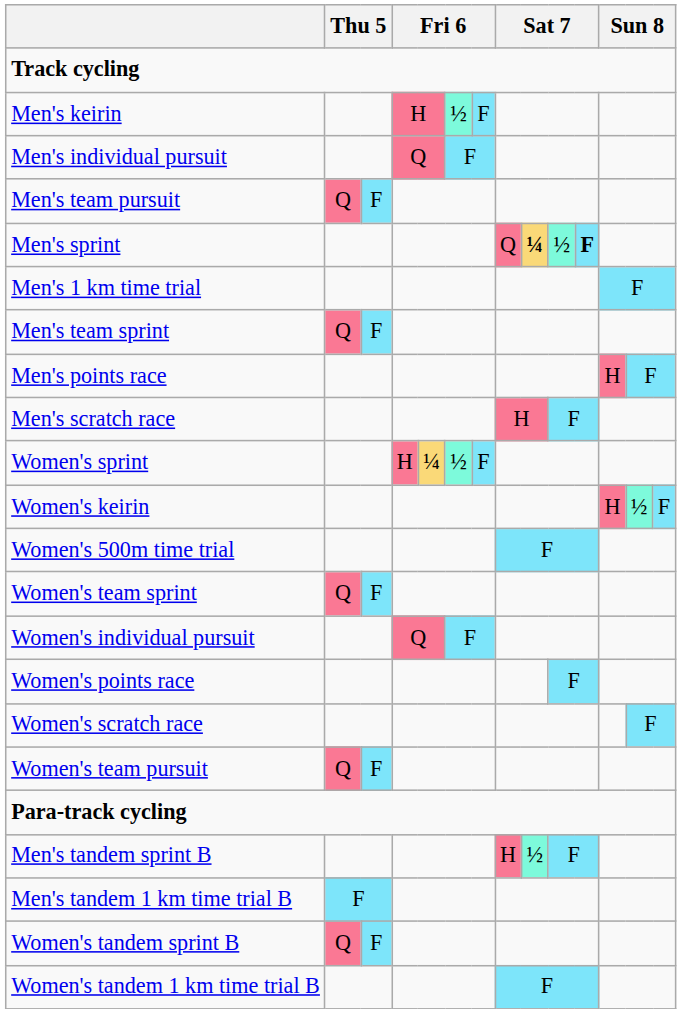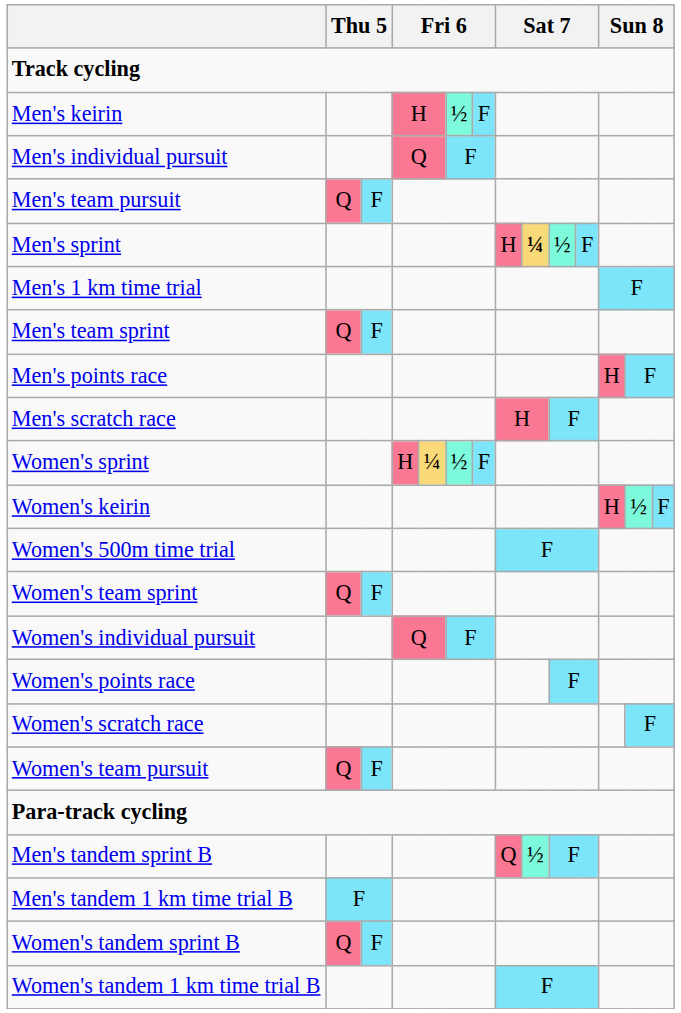(508, 244) Q -> (509, 244) H
(587, 244) bold -> (587, 244) normal
(508, 855) H -> (509, 855) Q
